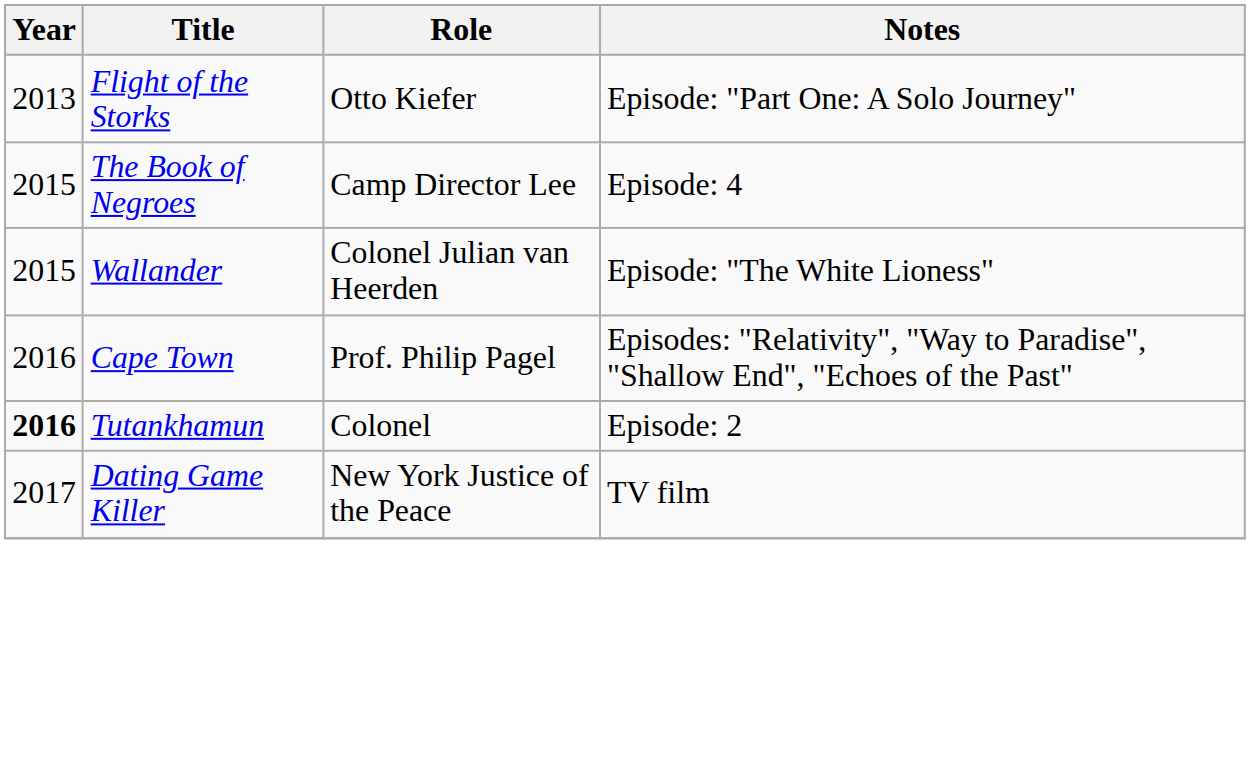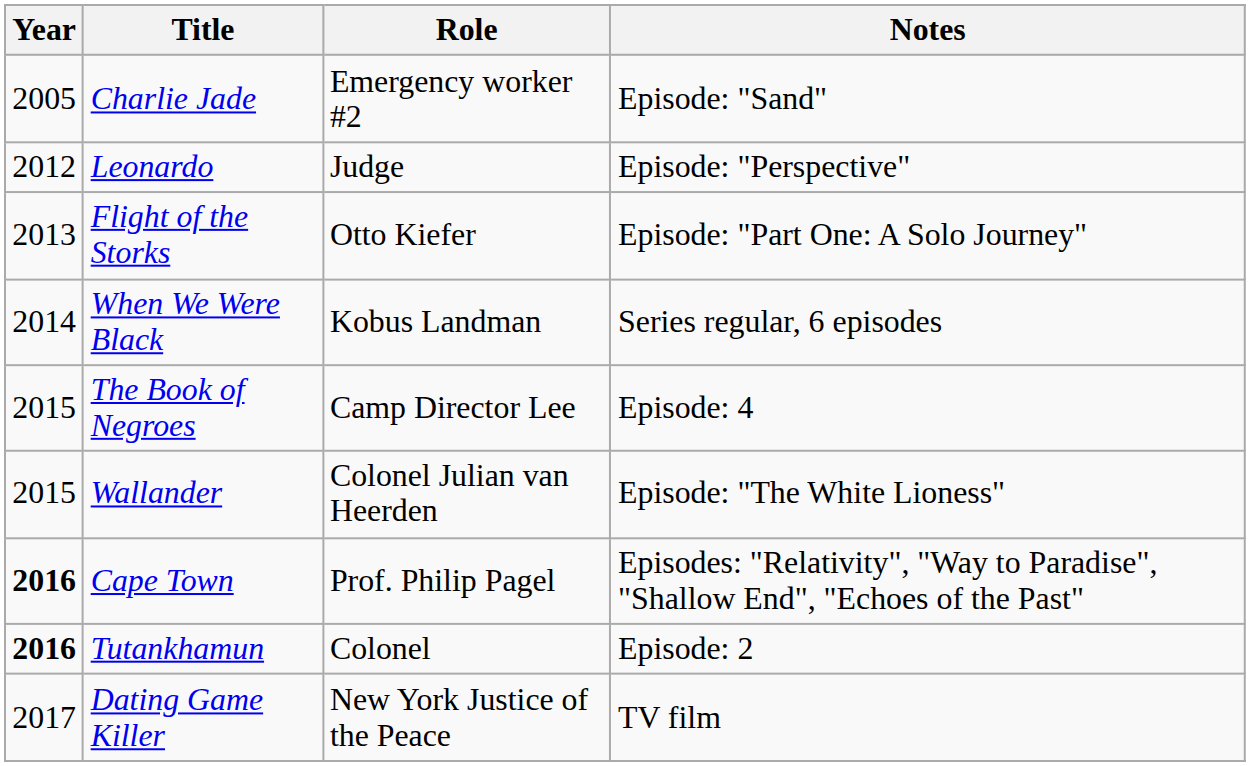+ row: (173, 98)
+ row: (152, 166)
+ row: (185, 321)
(44, 357) normal -> (44, 580) bold
